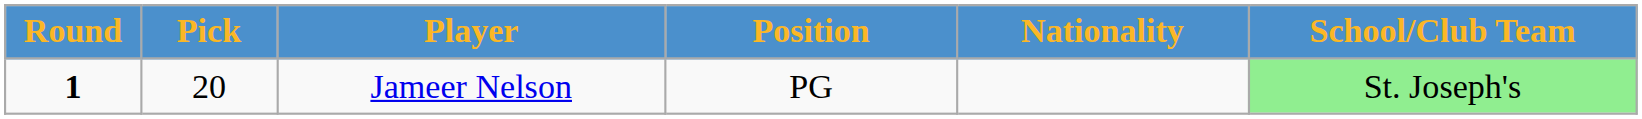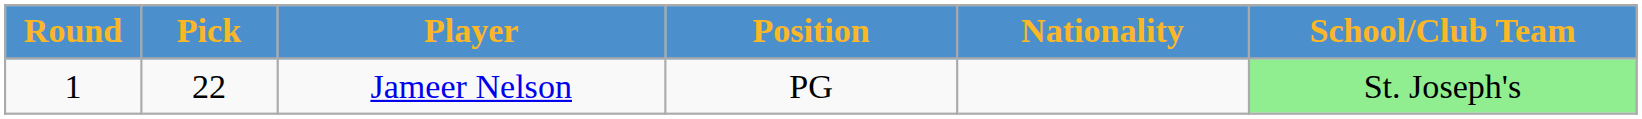(73, 85) bold -> (73, 85) normal
(209, 85) 20 -> (209, 85) 22
